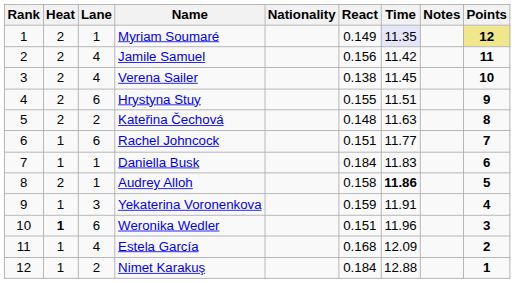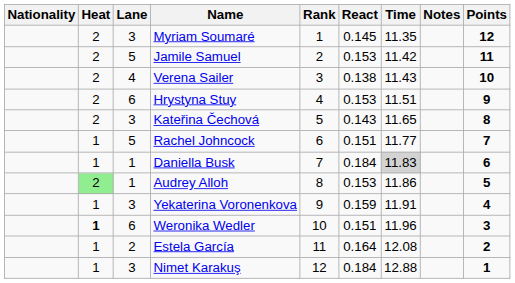columns swapped: (24, 15) <-> (302, 15)
(96, 36) 1 -> (132, 36) 3
(360, 36) 0.149 -> (360, 36) 0.145
(401, 36) lavender background -> (401, 36) no background
(487, 36) khaki background -> (487, 36) no background
(96, 57) 4 -> (132, 57) 5
(360, 57) 0.156 -> (360, 57) 0.153
(401, 78) 11.45 -> (401, 78) 11.43
(360, 99) 0.155 -> (360, 99) 0.153
(96, 120) 2 -> (132, 120) 3
(360, 120) 0.148 -> (360, 120) 0.143
(401, 120) 11.63 -> (401, 120) 11.65
(96, 141) 6 -> (132, 141) 5
(401, 162) no background -> (401, 162) lightgrey background
(60, 183) no background -> (96, 183) lightgreen background
(360, 183) 0.158 -> (360, 183) 0.153
(401, 183) bold -> (401, 183) normal
(96, 246) 4 -> (132, 246) 2
(360, 246) 0.168 -> (360, 246) 0.164
(401, 246) 12.09 -> (401, 246) 12.08
(96, 267) 2 -> (132, 267) 3
